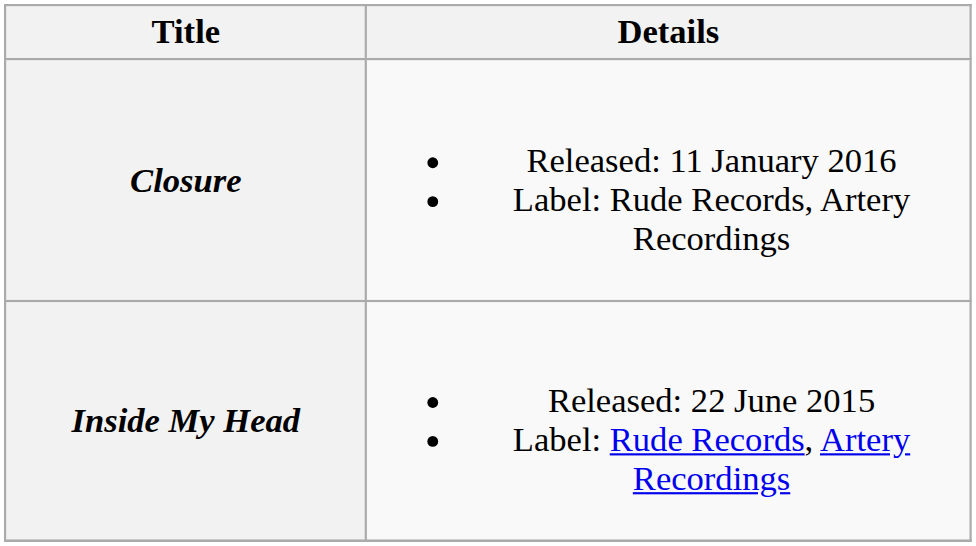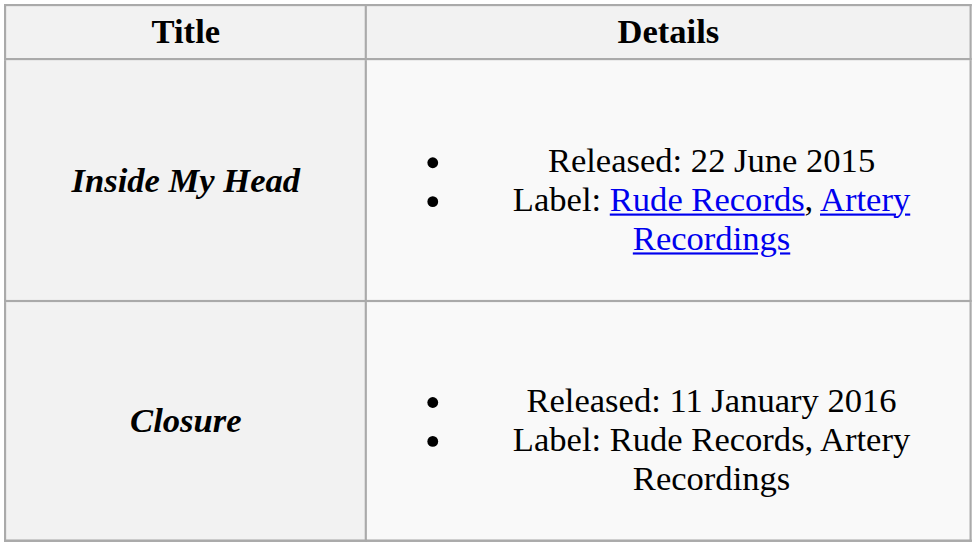rows swapped: (186, 420) <-> (186, 179)
